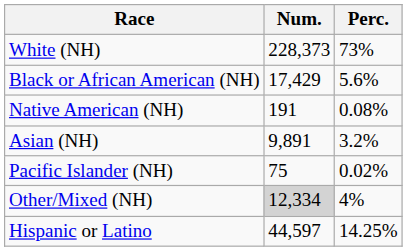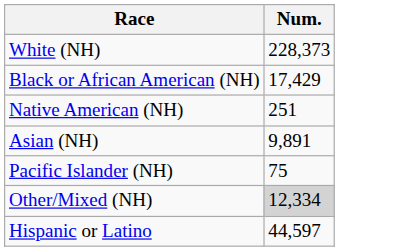- column: (368, 19)
(283, 110) 191 -> (283, 110) 251
